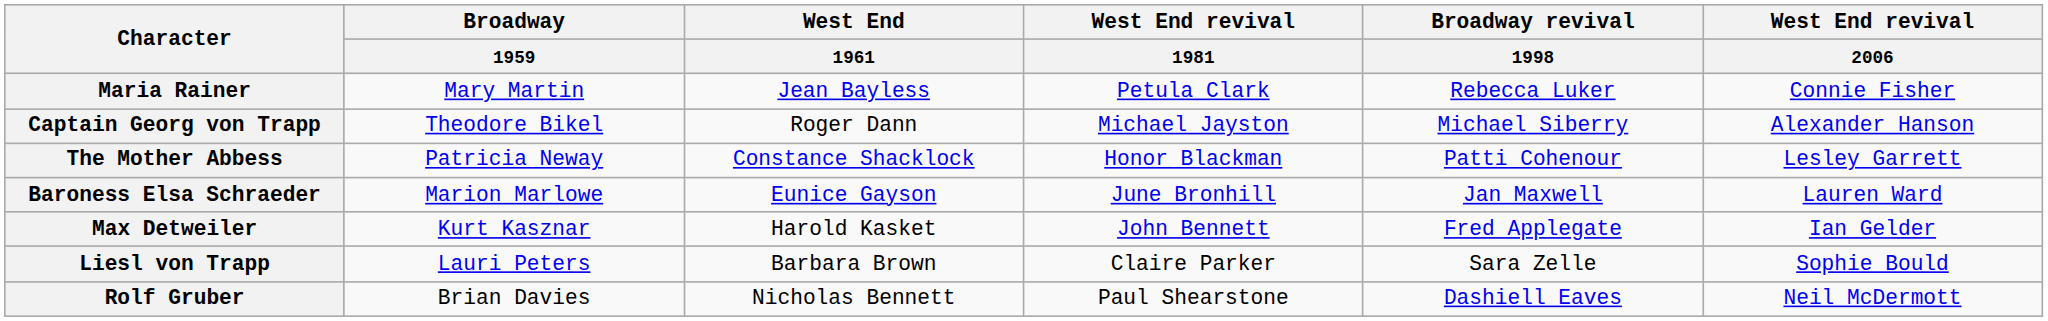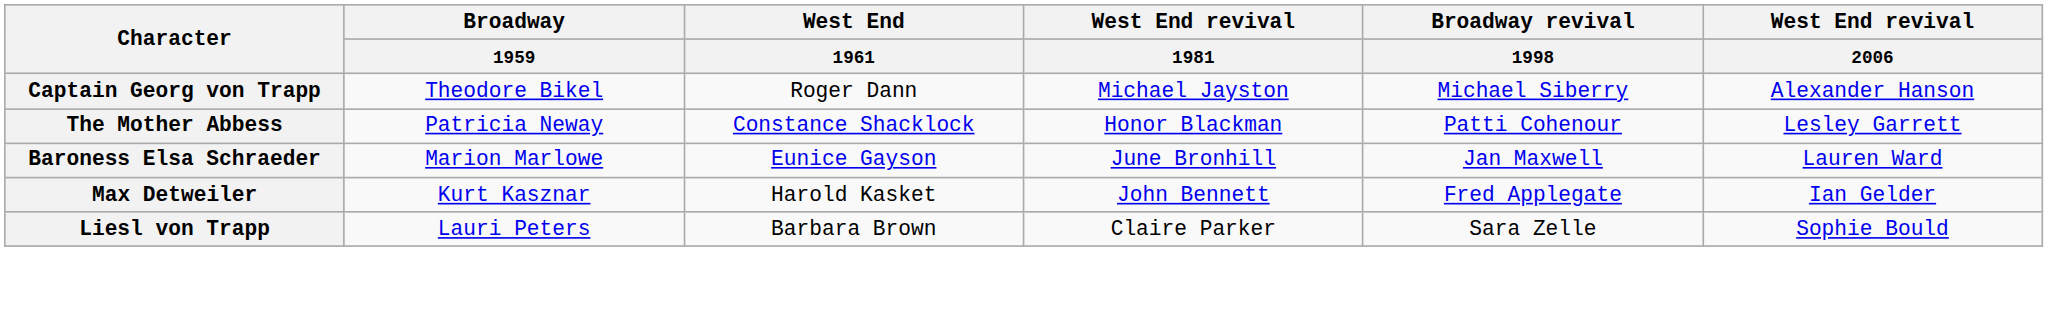- row: (175, 91)
- row: (175, 298)
